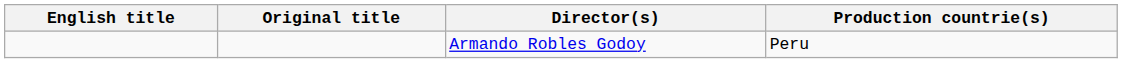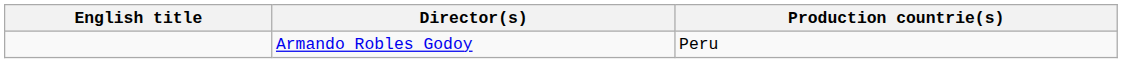- column: (331, 18)
